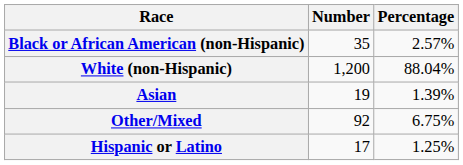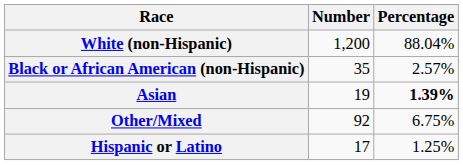rows swapped: (156, 69) <-> (156, 43)
(433, 95) normal -> (432, 95) bold
